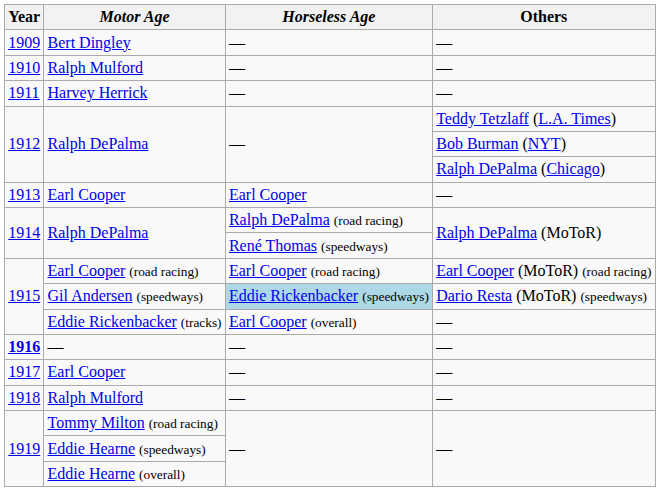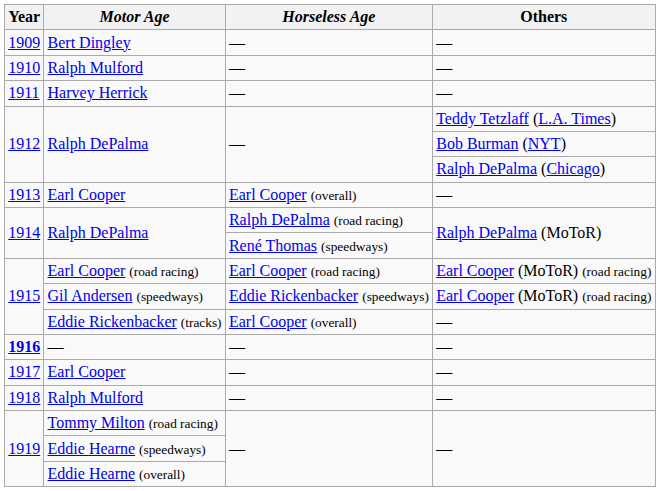(268, 194) Earl Cooper -> (293, 194) Earl Cooper (overall)
(329, 296) lightblue background -> (329, 296) no background
(542, 296) Dario Resta (MoToR) (speedways) -> (544, 296) Earl Cooper (MoToR) (road racing)
